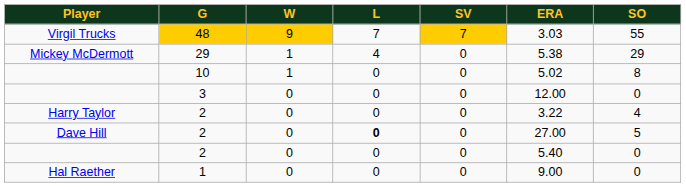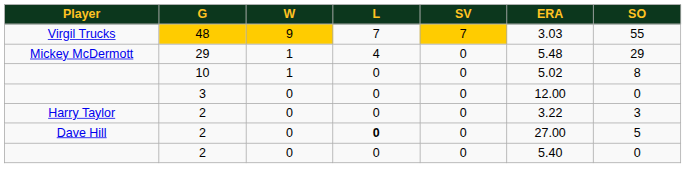(550, 53) 5.38 -> (550, 53) 5.48
(637, 113) 4 -> (637, 113) 3
- row: (82, 172)
